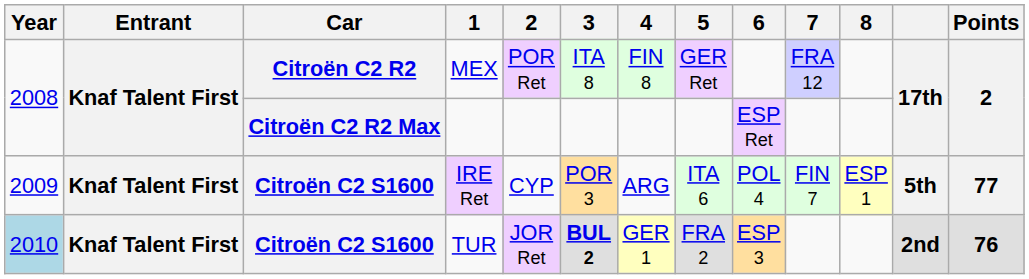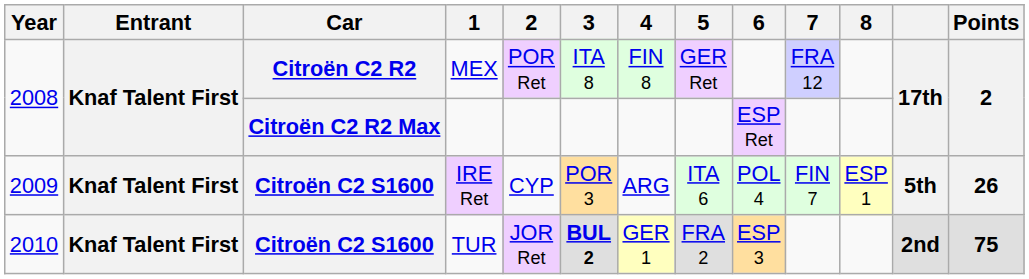(986, 186) 77 -> (986, 186) 26
(34, 244) lightblue background -> (34, 244) no background
(986, 244) 76 -> (986, 244) 75
